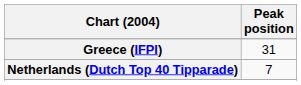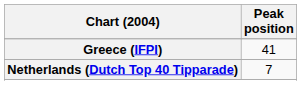(269, 49) 31 -> (269, 49) 41
